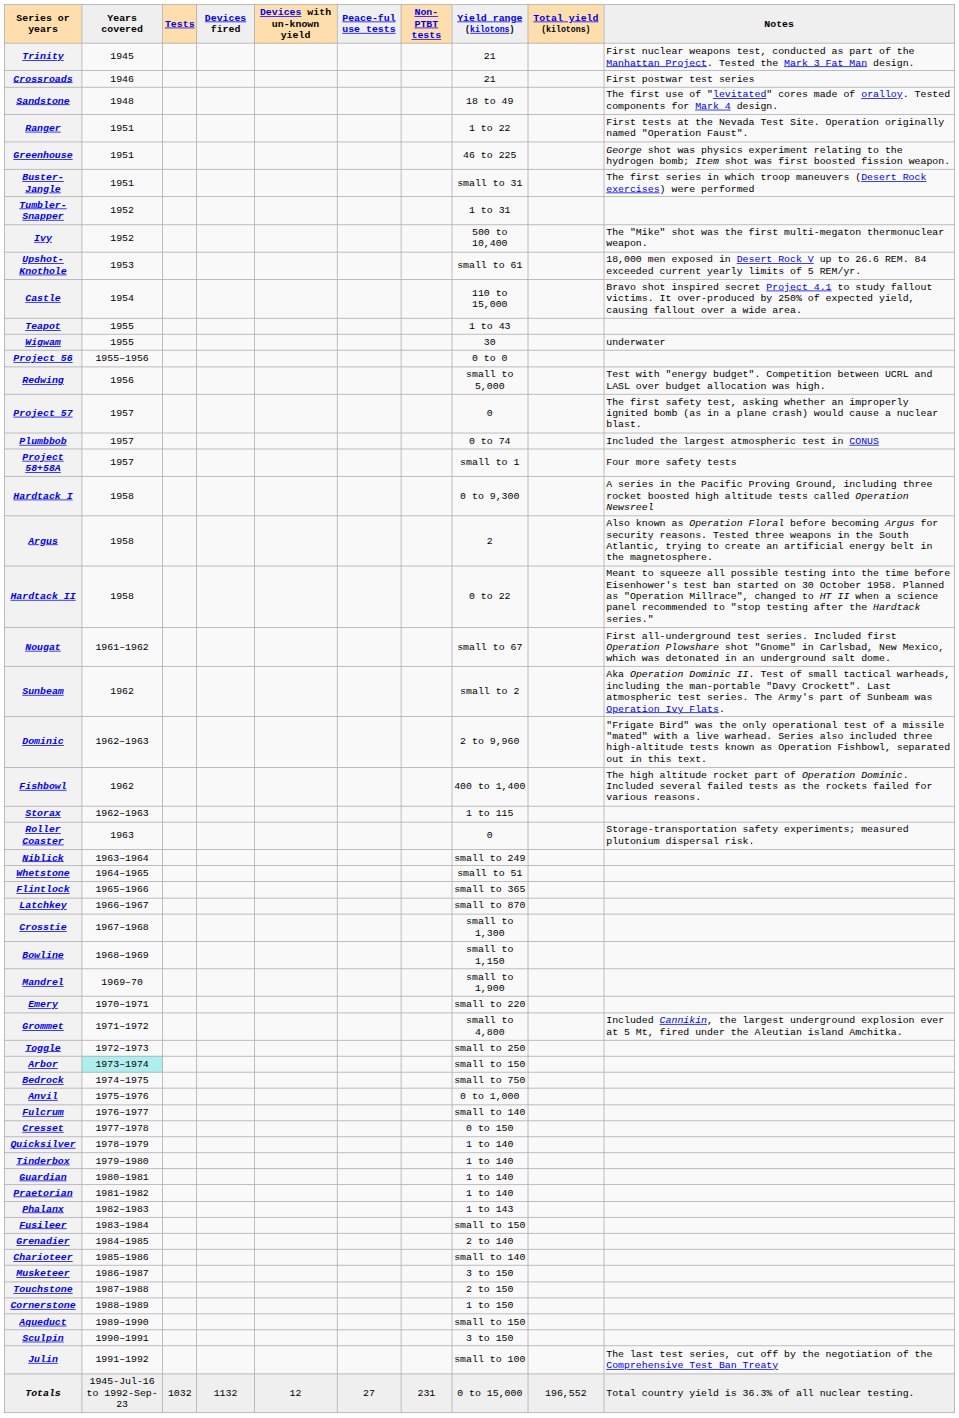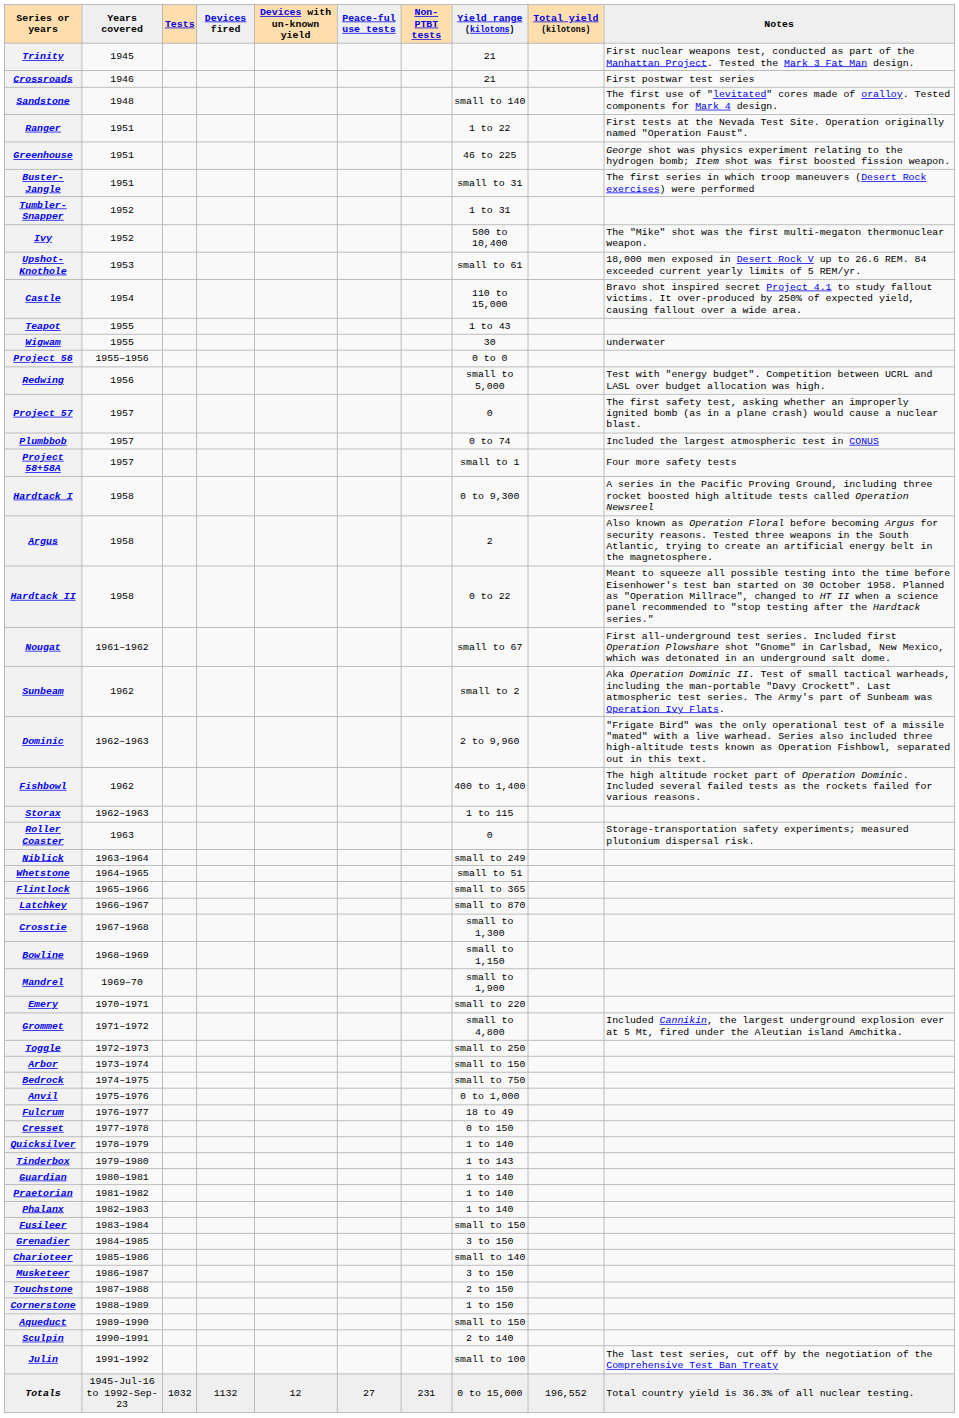(490, 101) 18 to 49 -> (490, 101) small to 140
(122, 1064) paleturquoise background -> (122, 1064) no background
(490, 1113) small to 140 -> (490, 1113) 18 to 49
(490, 1161) 1 to 140 -> (490, 1161) 1 to 143
(490, 1209) 1 to 143 -> (490, 1209) 1 to 140
(490, 1241) 2 to 140 -> (490, 1241) 3 to 150
(490, 1338) 3 to 150 -> (490, 1338) 2 to 140
